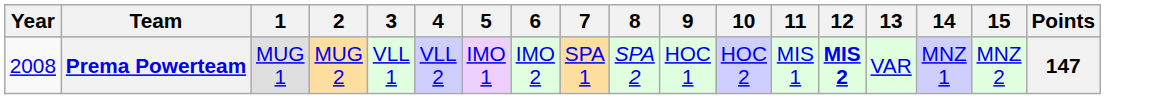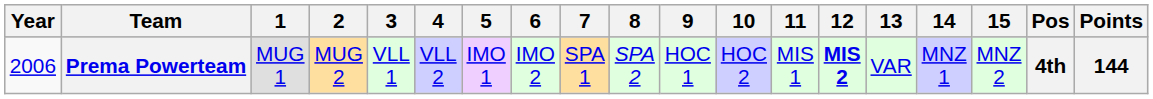+ column: (1050, 21)
(33, 65) 2008 -> (33, 65) 2006
(1063, 65) 147 -> (1111, 65) 144
